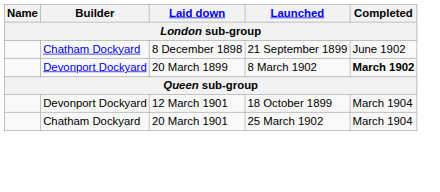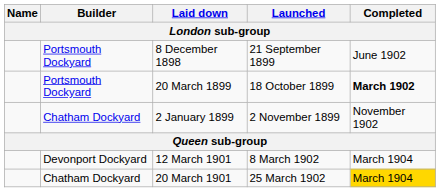(92, 49) Chatham Dockyard -> (72, 55) Portsmouth Dockyard
(95, 67) Devonport Dockyard -> (72, 86) Portsmouth Dockyard
(282, 67) 8 March 1902 -> (292, 86) 18 October 1899
+ row: (195, 117)
(290, 103) 18 October 1899 -> (284, 159) 8 March 1902
(382, 121) no background -> (383, 177) gold background
